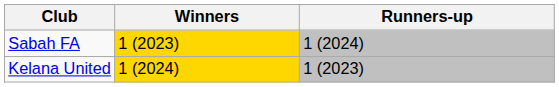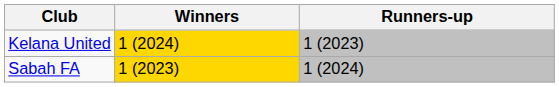rows swapped: (60, 69) <-> (44, 43)
